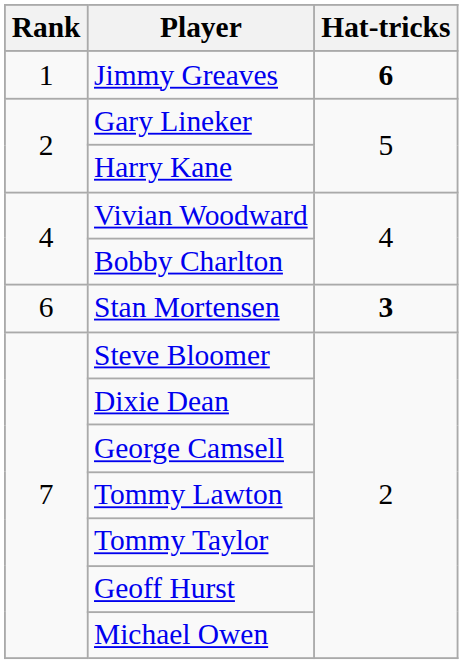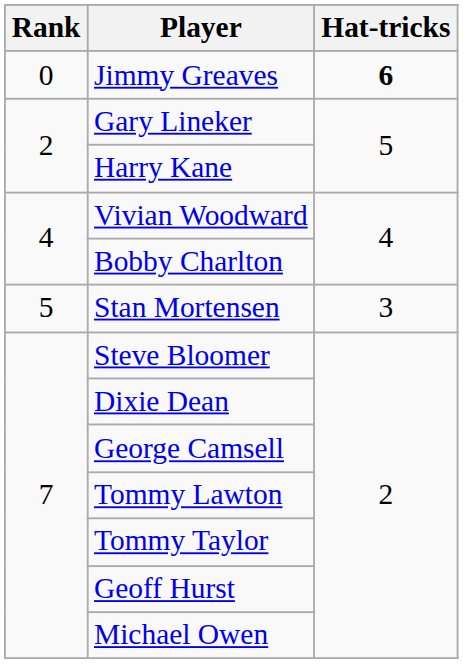(46, 74) 1 -> (46, 74) 0
(46, 307) 6 -> (46, 307) 5
(386, 307) bold -> (386, 307) normal
